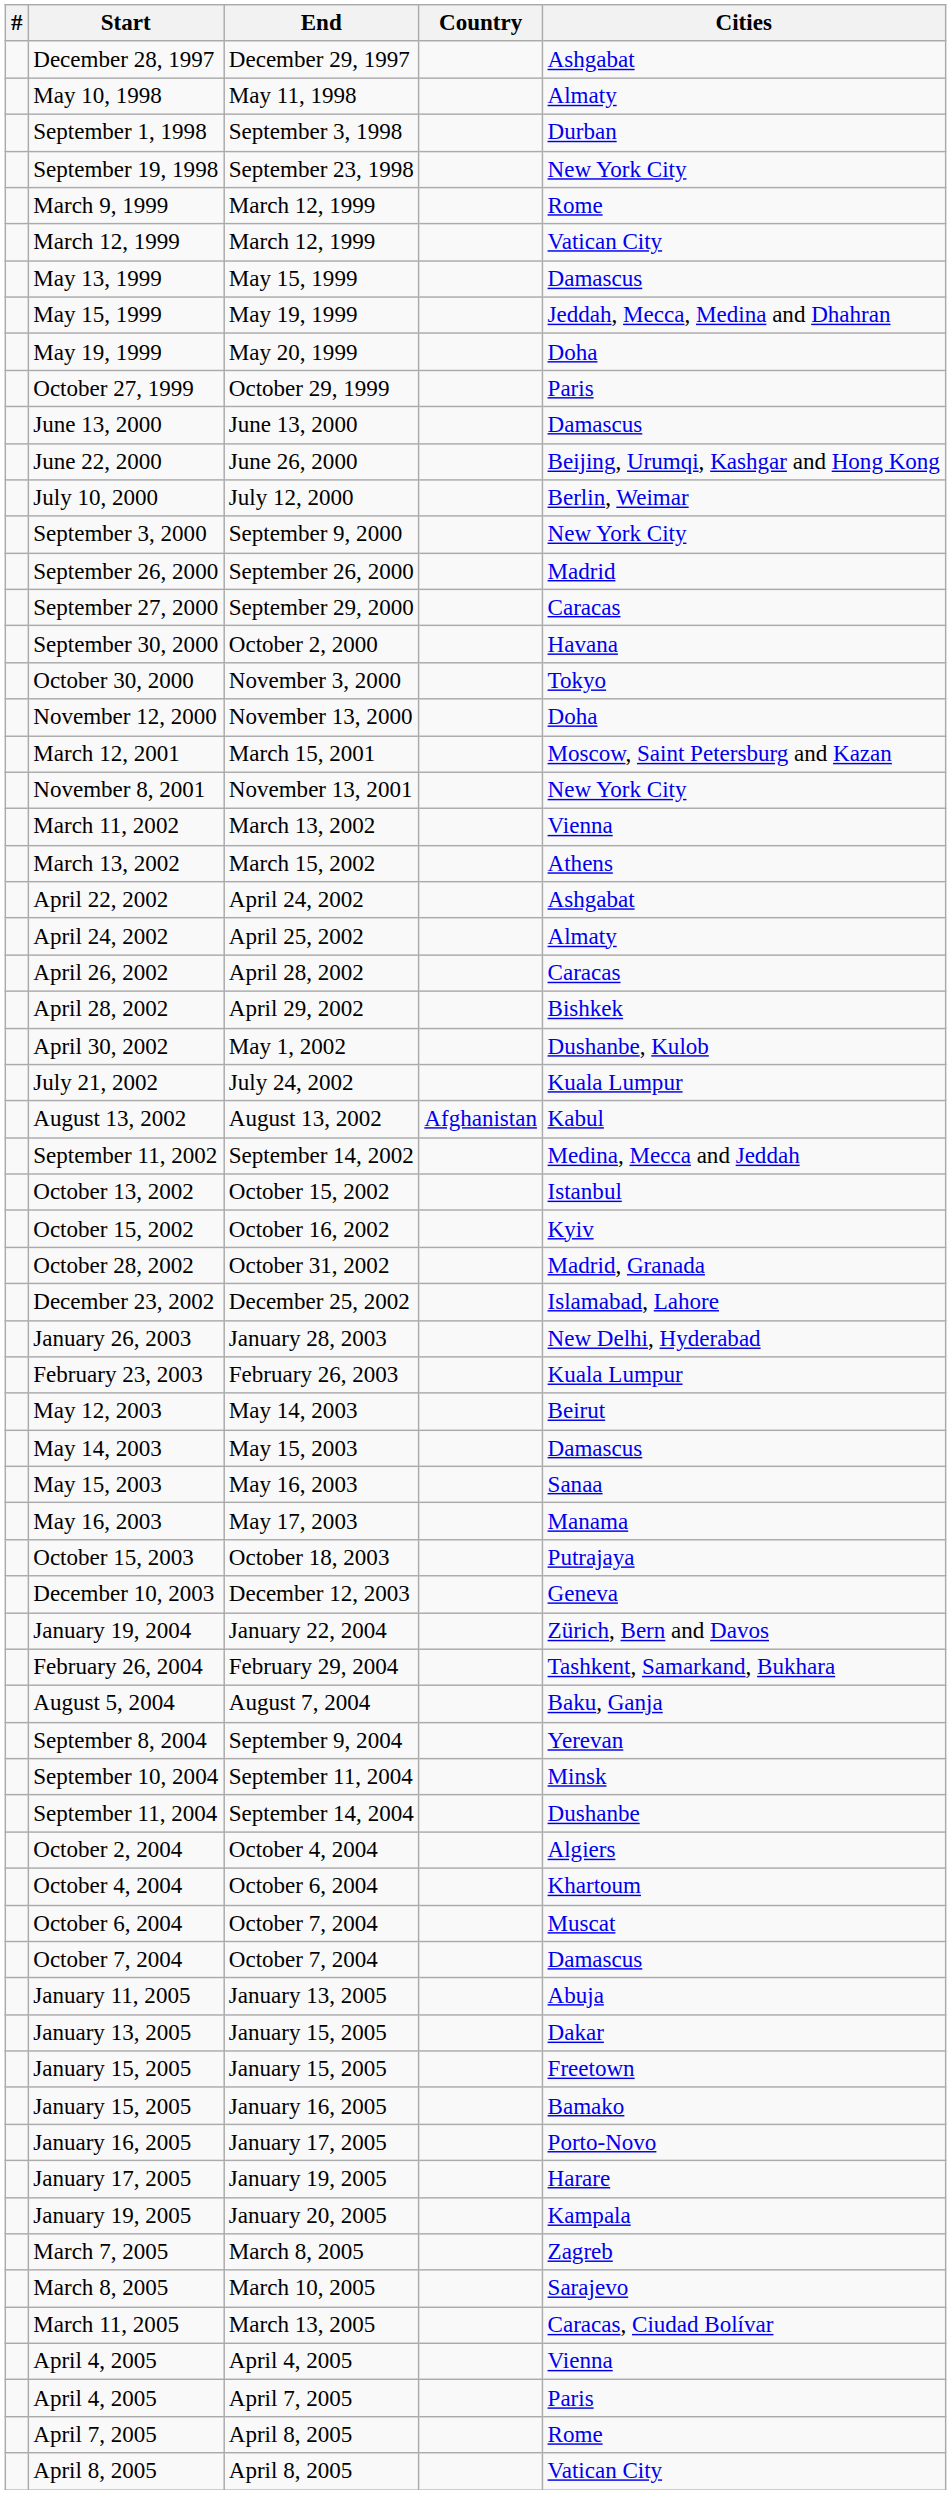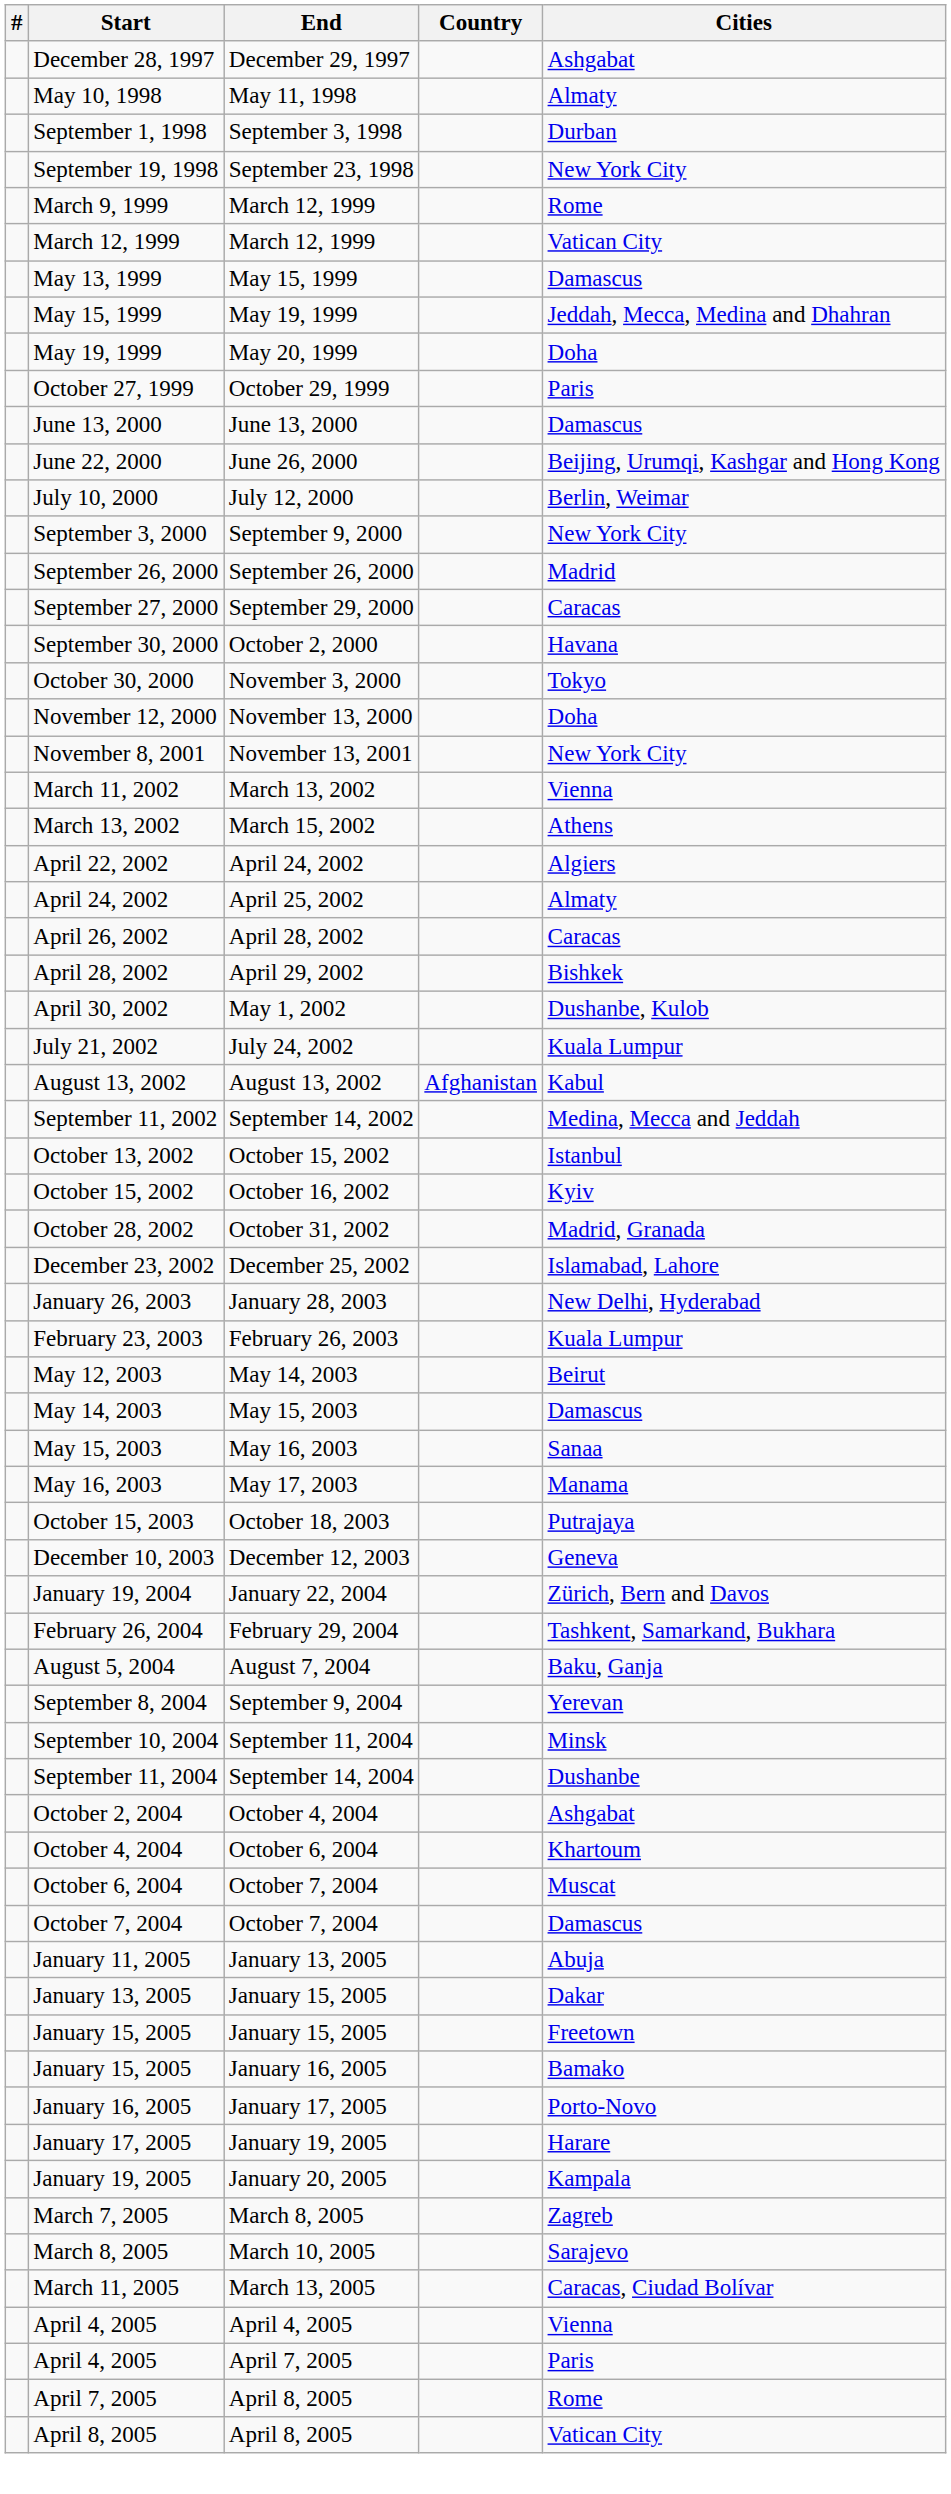- row: (107, 753)
(591, 899) Ashgabat -> (581, 863) Algiers
(581, 1849) Algiers -> (591, 1813) Ashgabat
